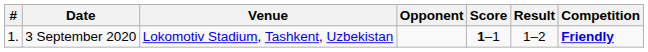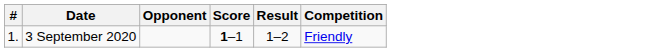- column: (268, 15)
(588, 37) bold -> (328, 37) normal
